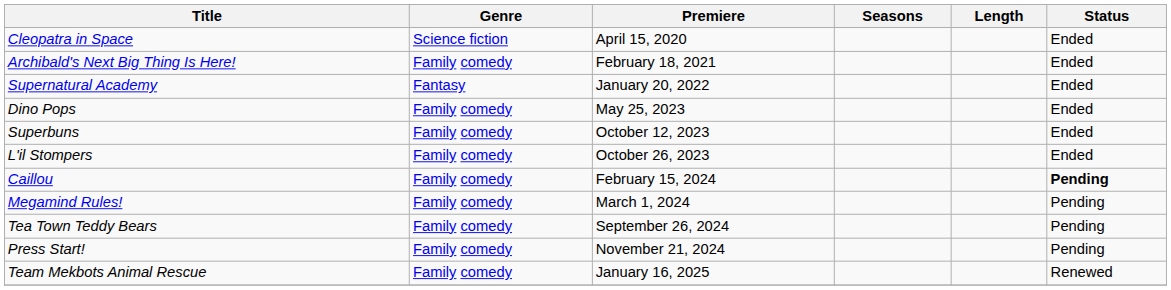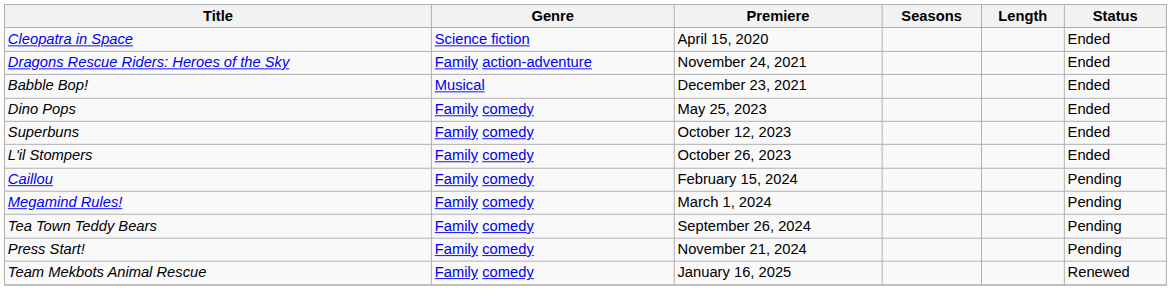- row: (122, 62)
+ row: (149, 62)
+ row: (48, 86)
- row: (82, 86)
(1080, 179) bold -> (1095, 179) normal
